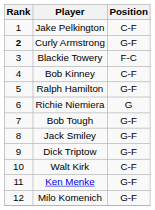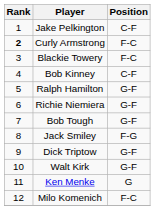(129, 43) G-F -> (129, 43) F-C
(129, 105) G -> (129, 105) G-F
(129, 136) G-F -> (129, 136) F-G
(129, 167) C-F -> (129, 167) G-F
(129, 182) G-F -> (129, 182) G
(129, 197) G-F -> (129, 197) F-C
